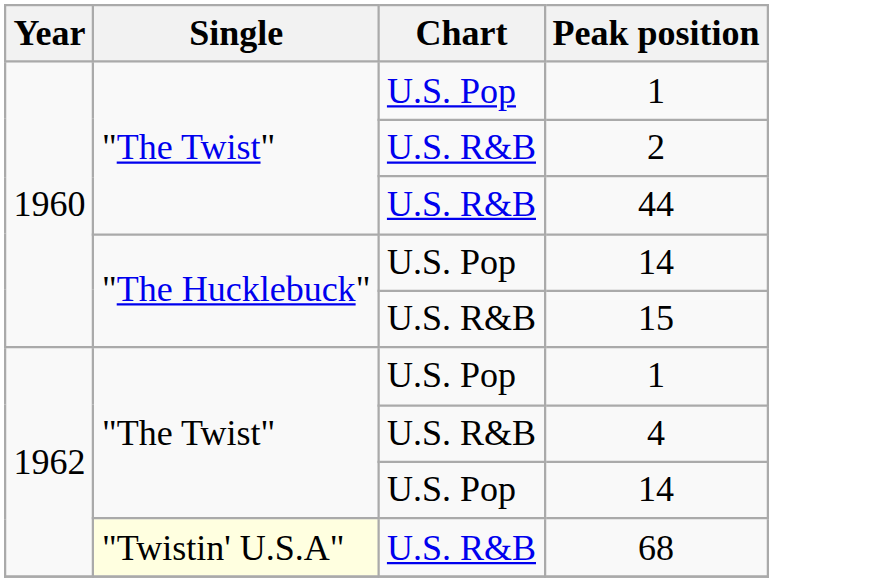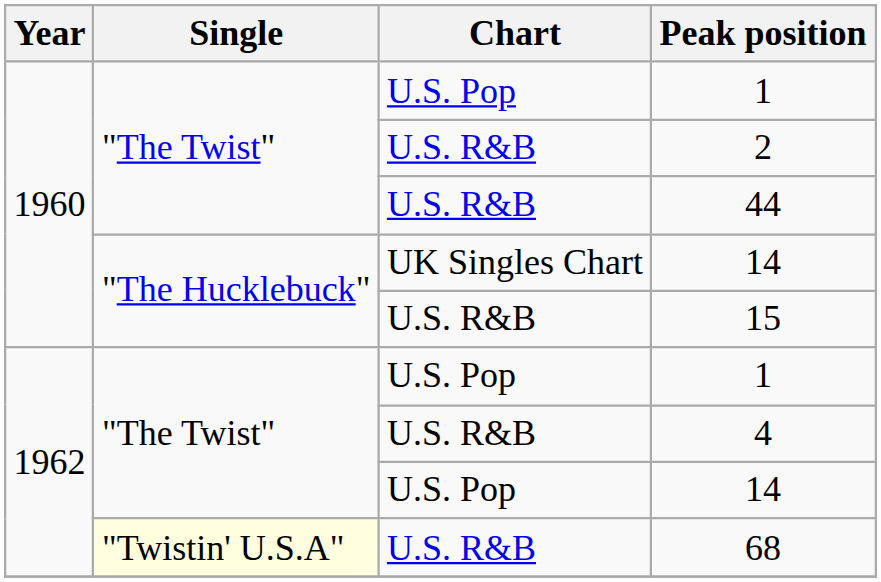(451, 261) U.S. Pop -> (515, 261) UK Singles Chart
